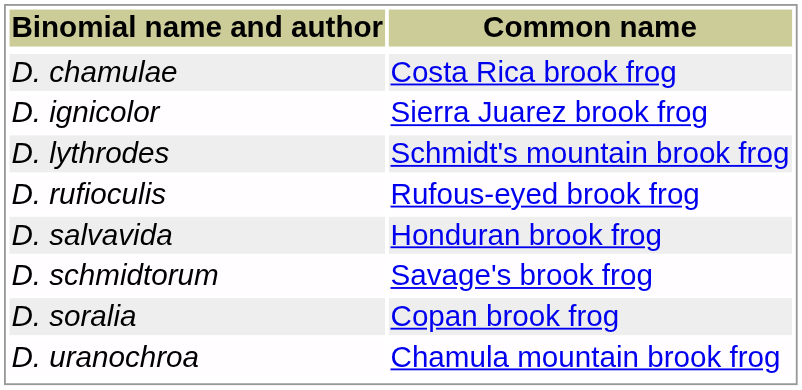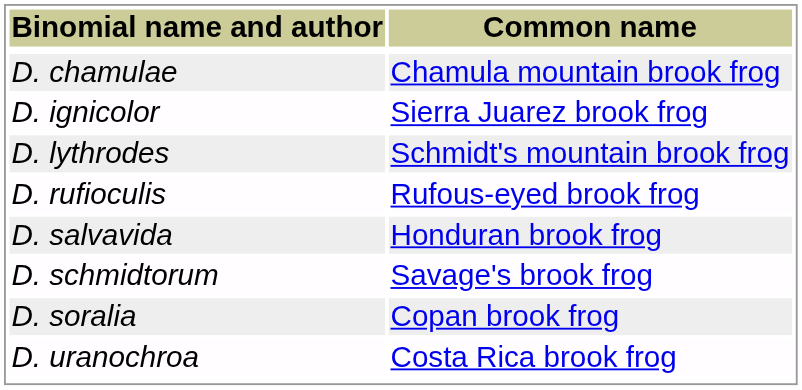(534, 72) Costa Rica brook frog -> (585, 72) Chamula mountain brook frog
(585, 356) Chamula mountain brook frog -> (534, 356) Costa Rica brook frog
